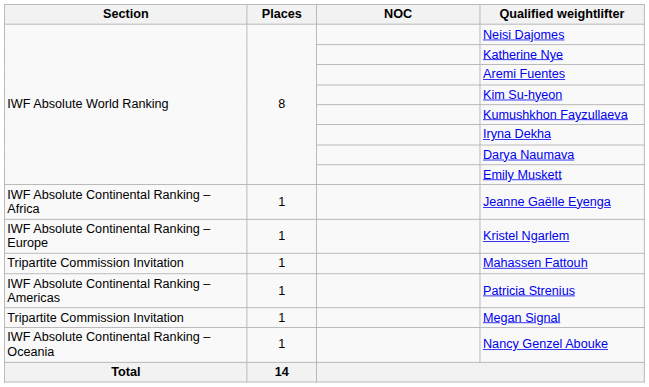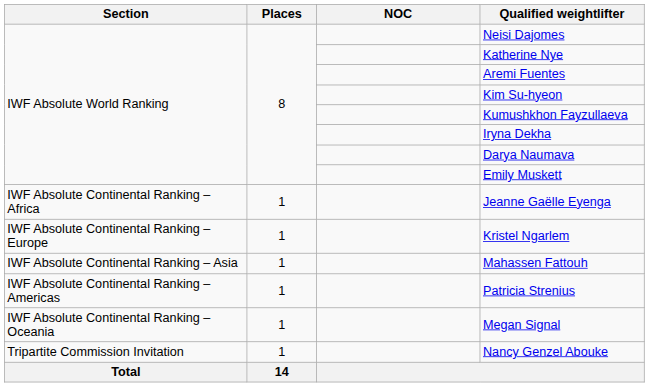(96, 263) Tripartite Commission Invitation -> (123, 263) IWF Absolute Continental Ranking – Asia
(96, 317) Tripartite Commission Invitation -> (109, 324) IWF Absolute Continental Ranking – Oceania
(109, 344) IWF Absolute Continental Ranking – Oceania -> (96, 352) Tripartite Commission Invitation
